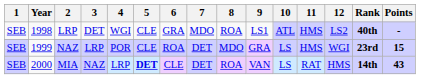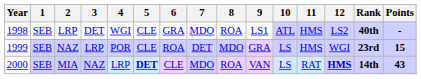columns swapped: (42, 13) <-> (16, 13)
(202, 65) DET -> (202, 65) MDO
(339, 65) normal -> (339, 65) bold
